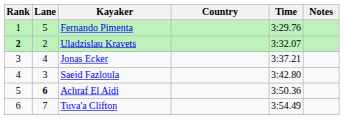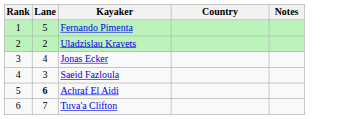- column: (286, 12)
(18, 43) bold -> (18, 43) normal
